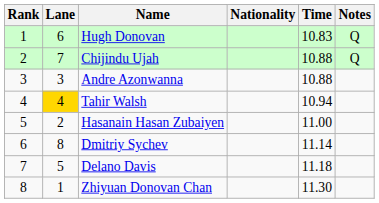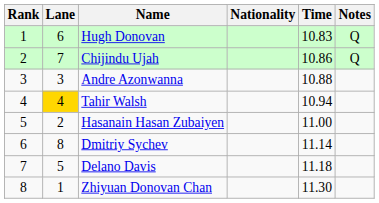(317, 58) 10.88 -> (317, 58) 10.86
